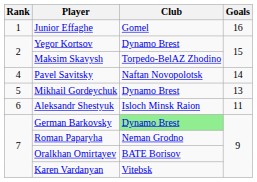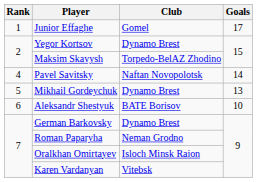(238, 28) 16 -> (238, 28) 17
(161, 106) Isloch Minsk Raion -> (151, 106) BATE Borisov
(238, 106) 11 -> (238, 106) 10
(151, 122) lightgreen background -> (151, 122) no background
(151, 153) BATE Borisov -> (161, 153) Isloch Minsk Raion
